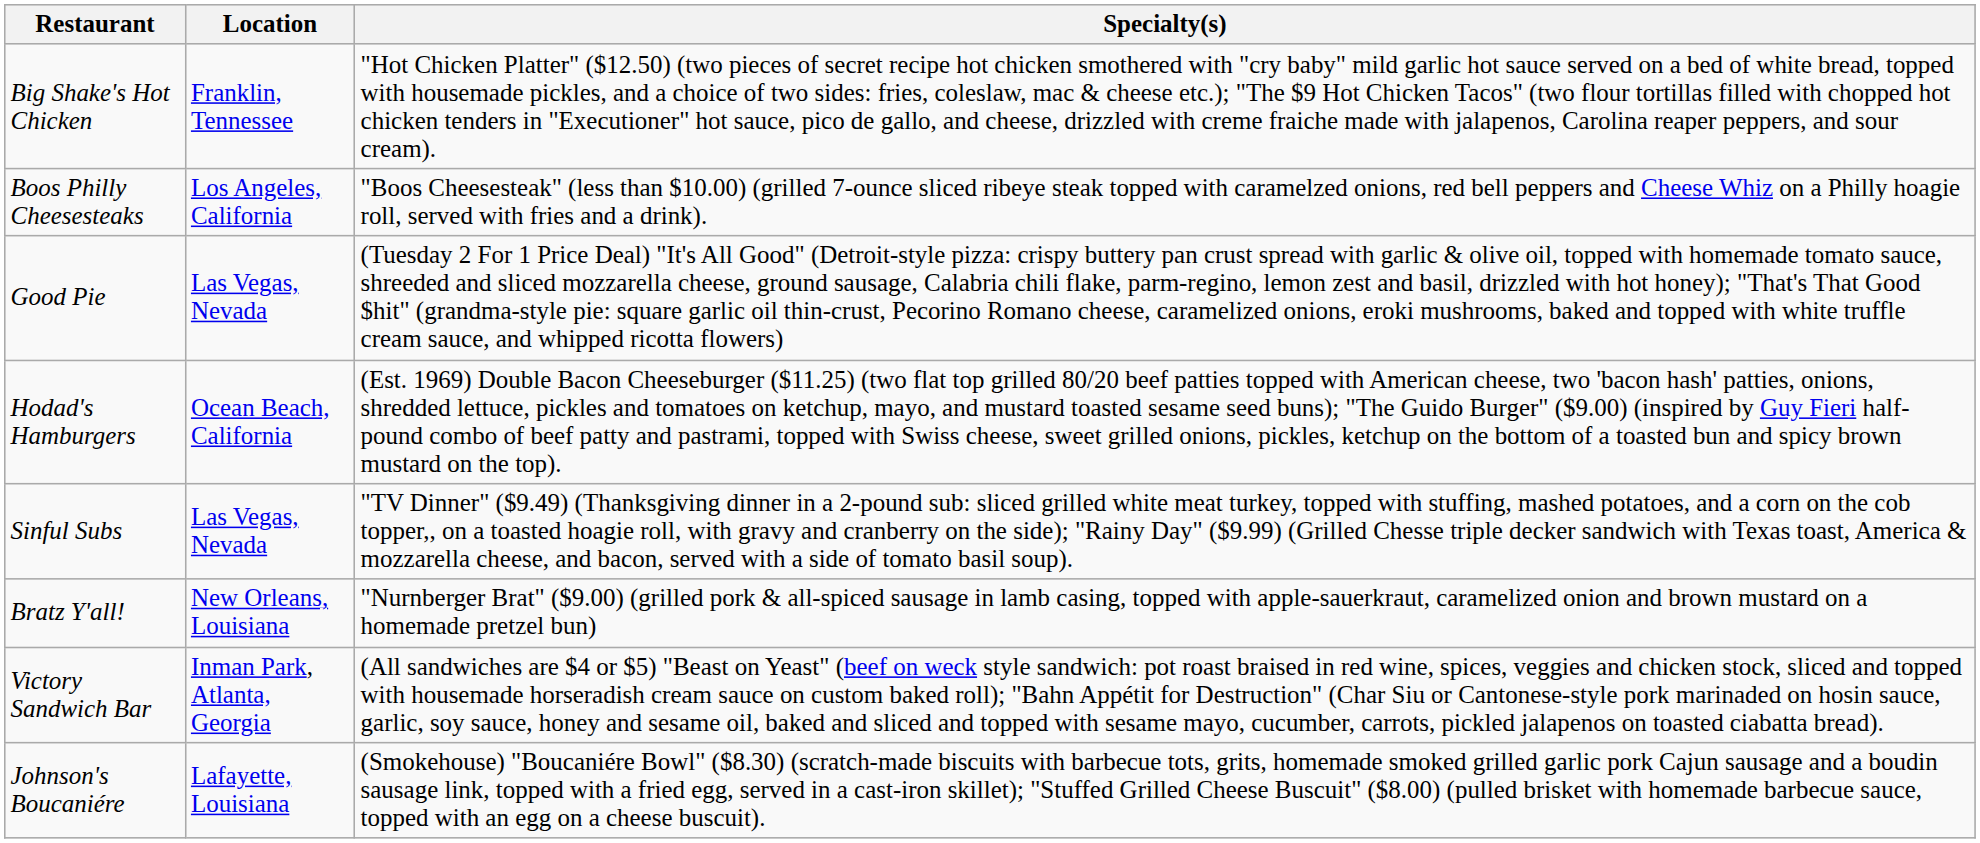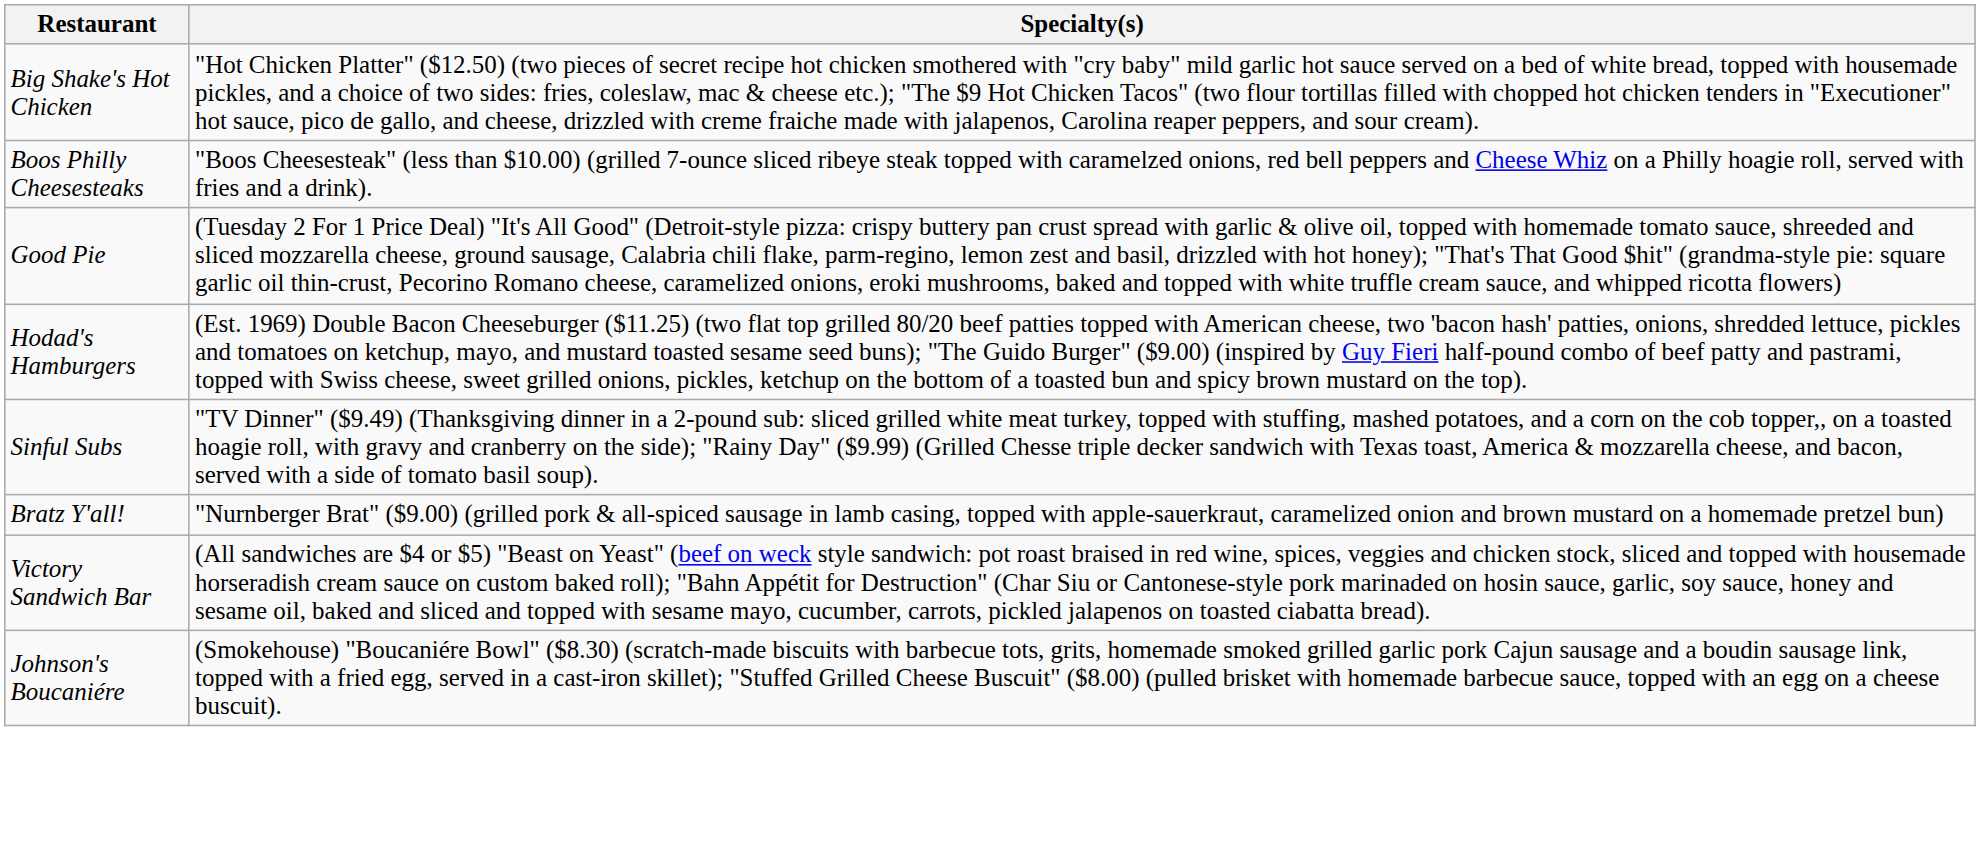- column: (270, 24)
